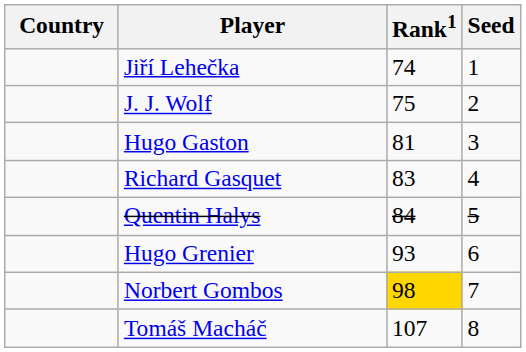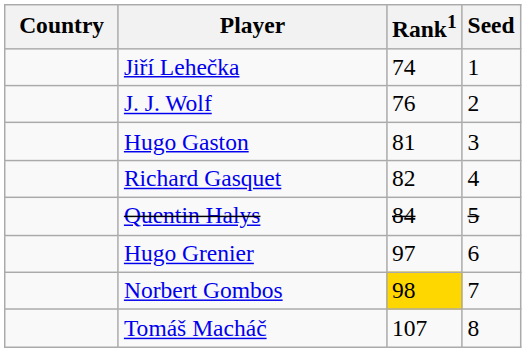(404, 104) 75 -> (404, 104) 76
(404, 178) 83 -> (404, 178) 82
(404, 253) 93 -> (404, 253) 97
